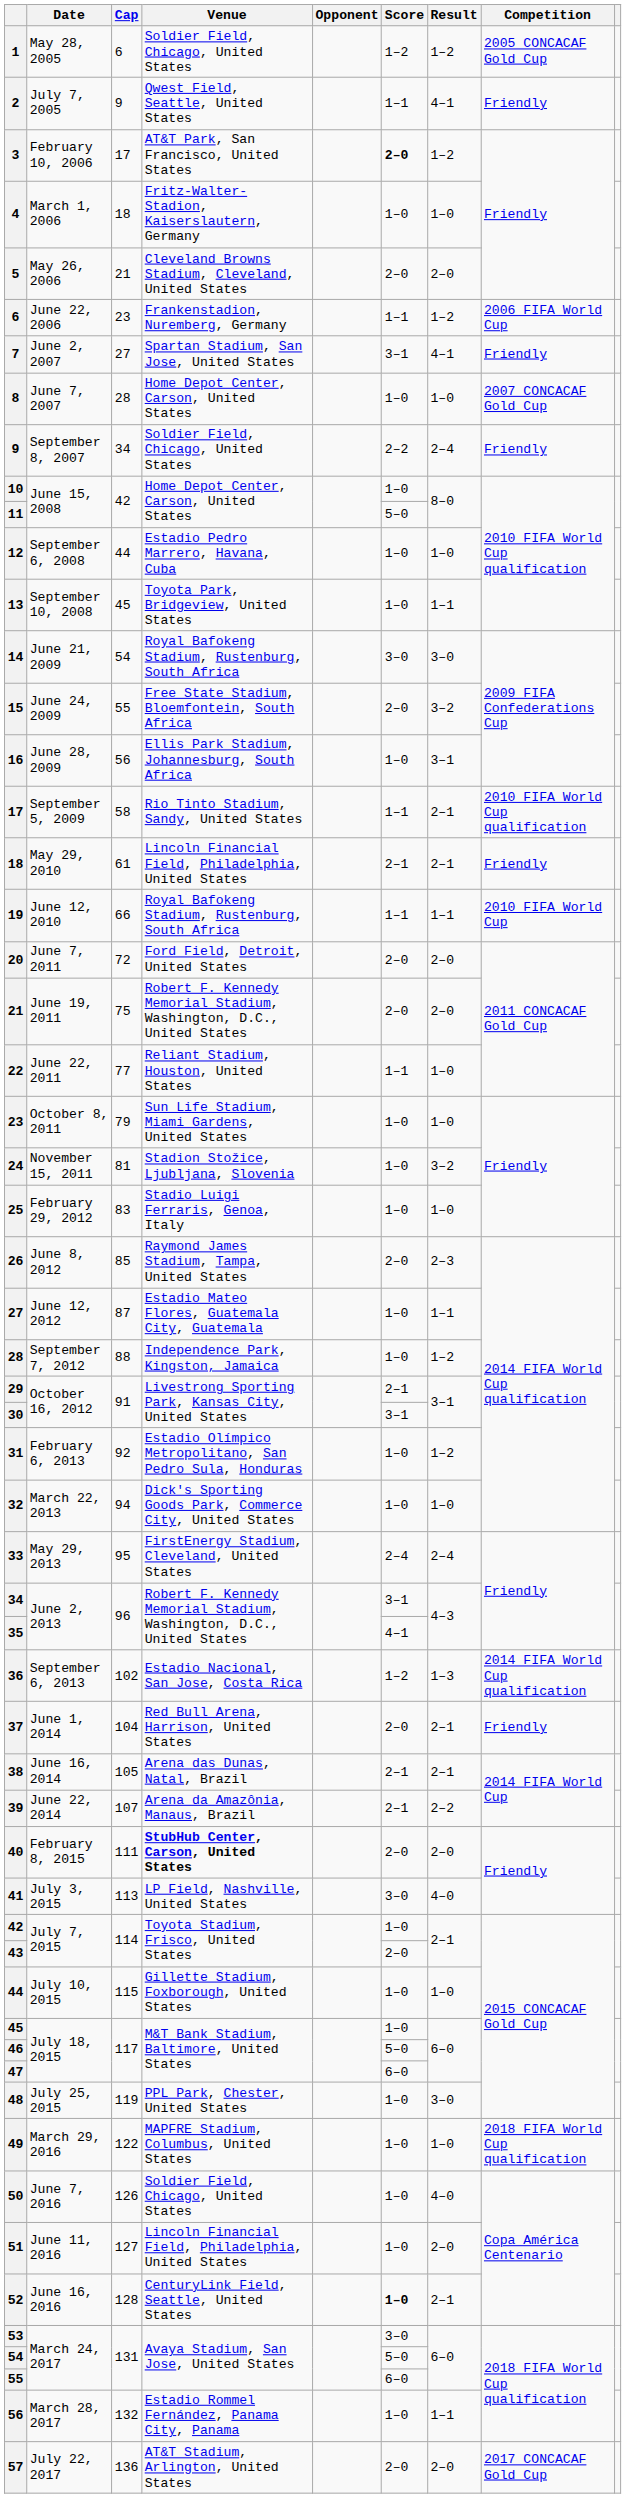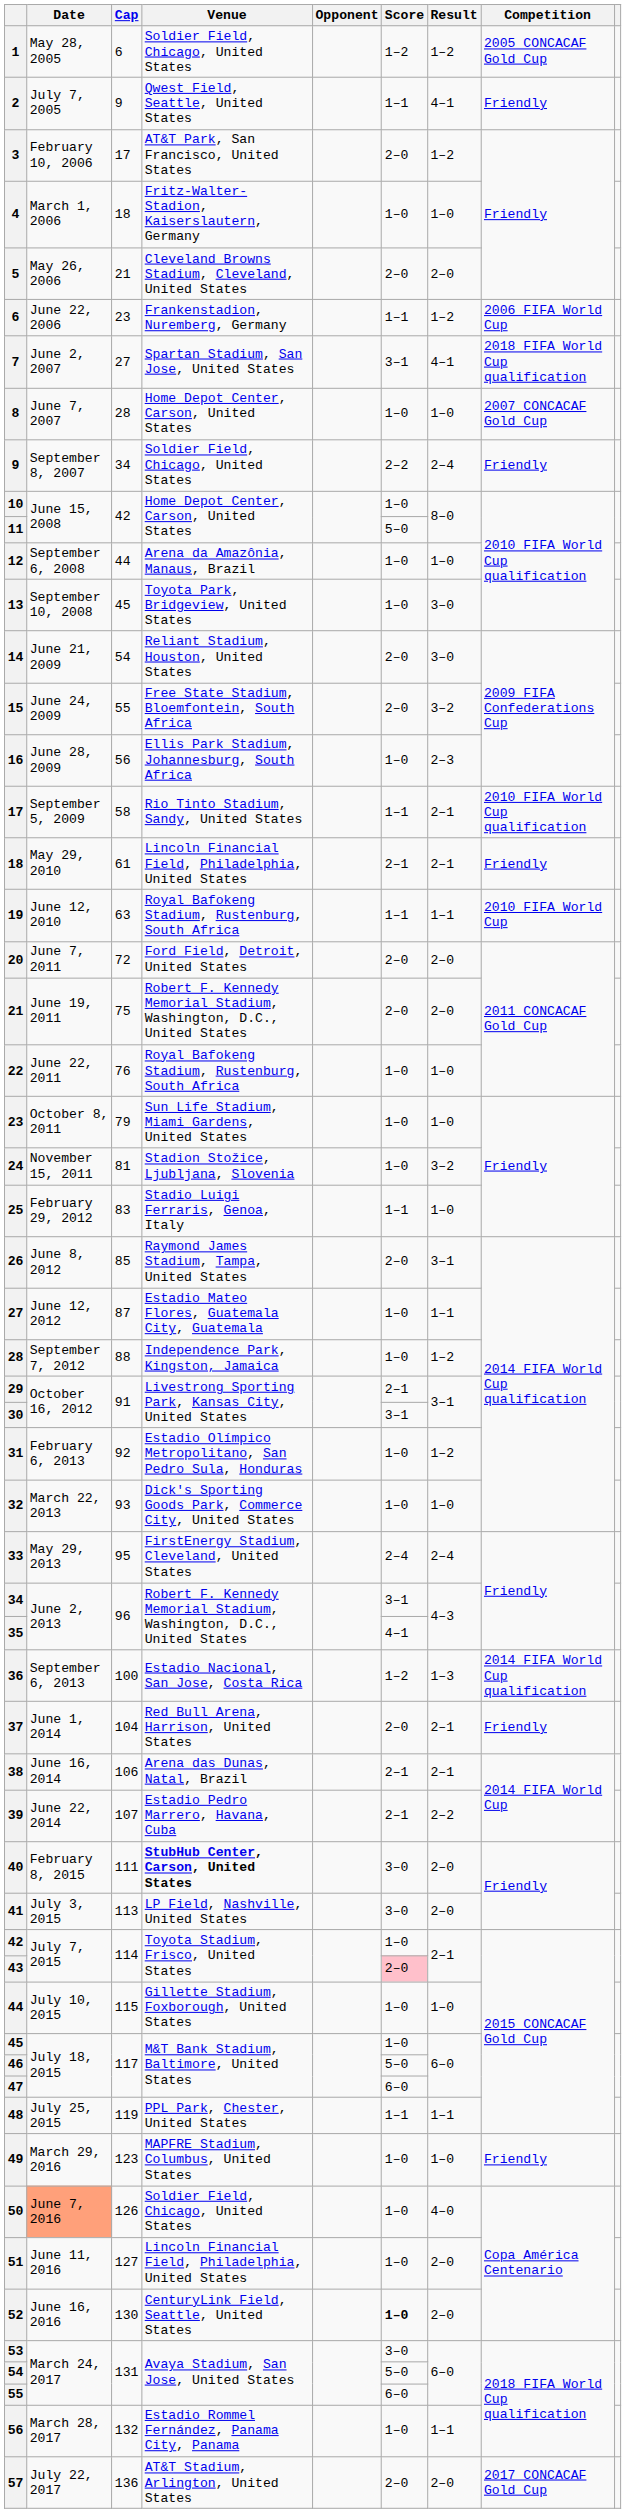(397, 155) bold -> (397, 155) normal
(515, 354) Friendly -> (543, 362) 2018 FIFA World Cup qualification
(208, 554) Estadio Pedro Marrero, Havana, Cuba -> (216, 561) Arena da Amazônia, Manaus, Brazil
(442, 605) 1–1 -> (442, 605) 3–0
(224, 657) Royal Bafokeng Stadium, Rustenburg, South Africa -> (208, 657) Reliant Stadium, Houston, United States
(397, 657) 3–0 -> (397, 657) 2–0
(442, 760) 3–1 -> (442, 760) 2–3
(123, 915) 66 -> (123, 915) 63
(123, 1071) 77 -> (123, 1071) 76
(208, 1071) Reliant Stadium, Houston, United States -> (224, 1071) Royal Bafokeng Stadium, Rustenburg, South Africa
(397, 1071) 1–1 -> (397, 1071) 1–0
(397, 1211) 1–0 -> (397, 1211) 1–1
(442, 1262) 2–3 -> (442, 1262) 3–1
(123, 1506) 94 -> (123, 1506) 93
(127, 1676) 102 -> (127, 1676) 100
(127, 1772) 105 -> (127, 1772) 106
(216, 1808) Arena da Amazônia, Manaus, Brazil -> (208, 1816) Estadio Pedro Marrero, Havana, Cuba
(397, 1852) 2–0 -> (397, 1867) 3–0
(442, 1896) 4–0 -> (442, 1912) 2–0
(397, 1954) no background -> (397, 1969) pink background
(397, 2101) 1–0 -> (397, 2116) 1–1
(442, 2101) 3–0 -> (442, 2116) 1–1
(127, 2145) 122 -> (127, 2160) 123
(543, 2145) 2018 FIFA World Cup qualification -> (515, 2160) Friendly
(57, 2196) no background -> (57, 2212) lightsalmon background
(127, 2300) 128 -> (127, 2315) 130
(442, 2300) 2–1 -> (442, 2315) 2–0
